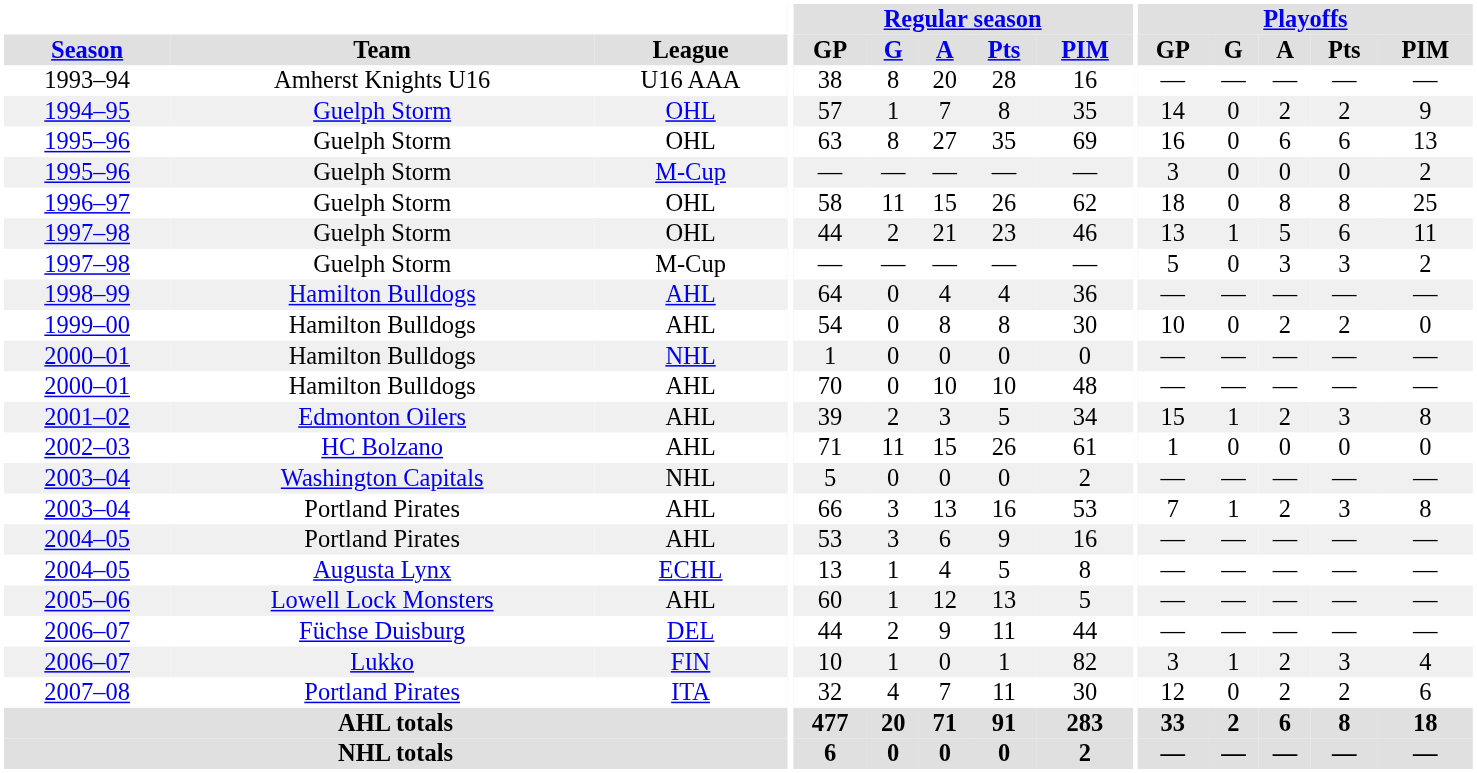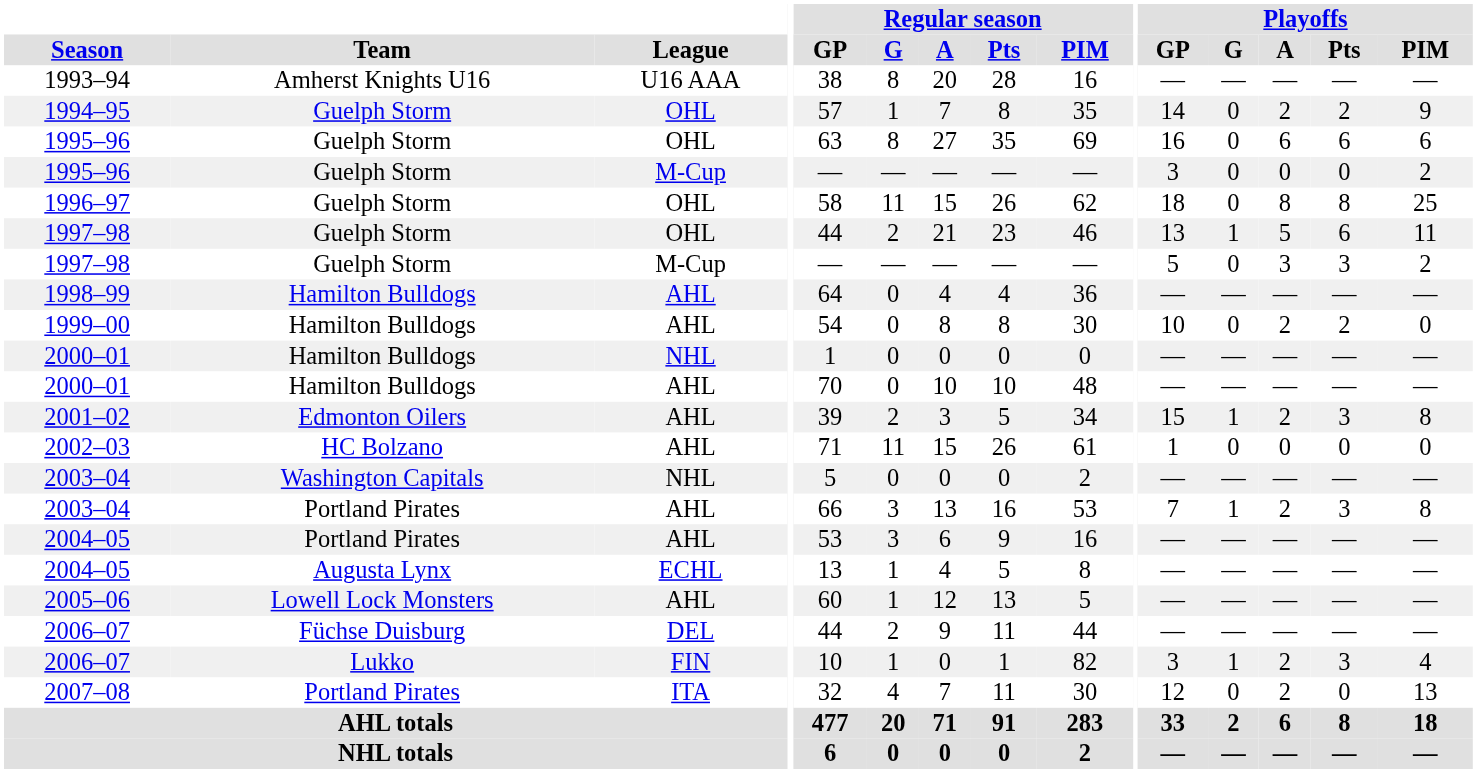(1425, 141) 13 -> (1425, 141) 6
(1344, 692) 2 -> (1344, 692) 0
(1425, 692) 6 -> (1425, 692) 13
